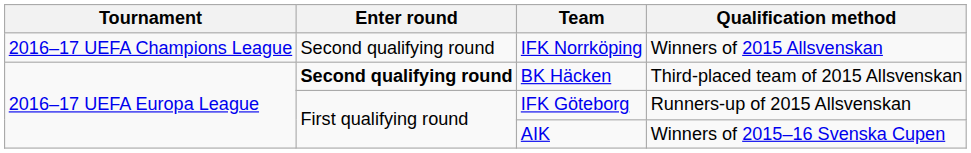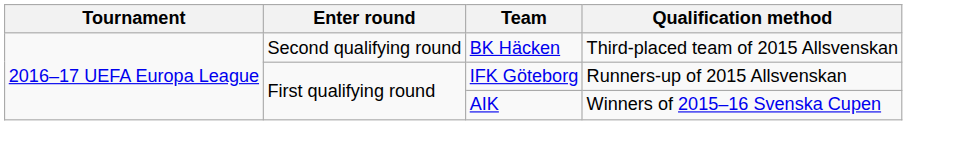- row: (582, 47)
(407, 76) bold -> (364, 47) normal
